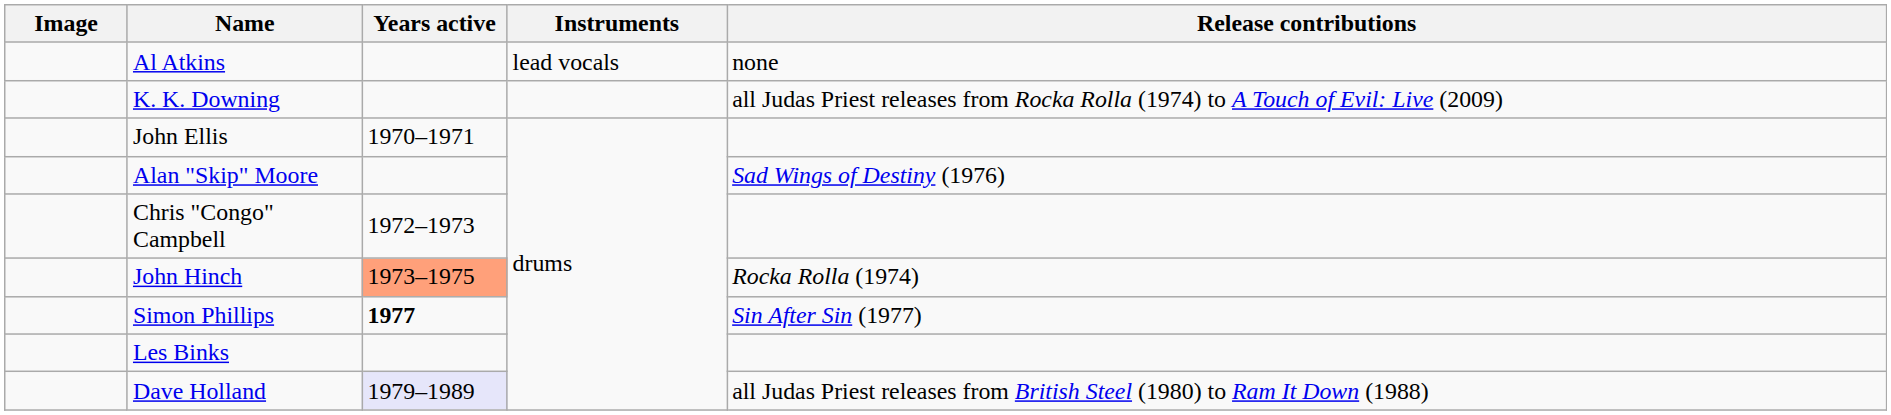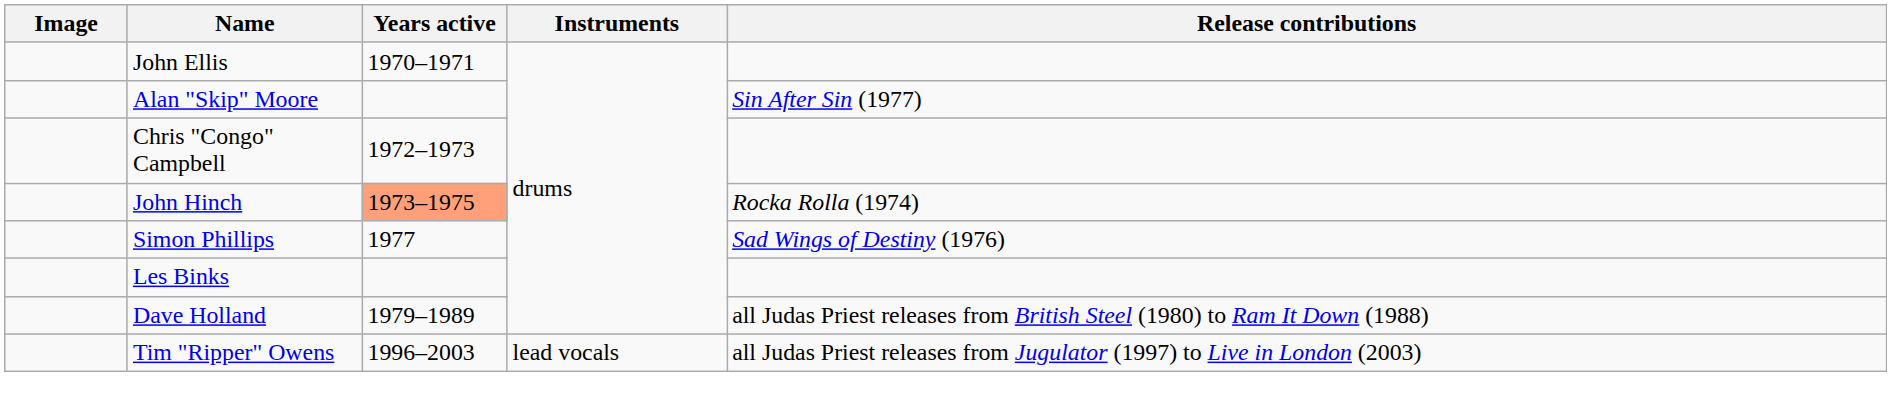- row: (179, 61)
- row: (206, 99)
(869, 174) Sad Wings of Destiny (1976) -> (827, 99) Sin After Sin (1977)
(391, 314) bold -> (391, 239) normal
(827, 314) Sin After Sin (1977) -> (869, 239) Sad Wings of Destiny (1976)
(421, 390) lavender background -> (421, 314) no background
+ row: (234, 352)
